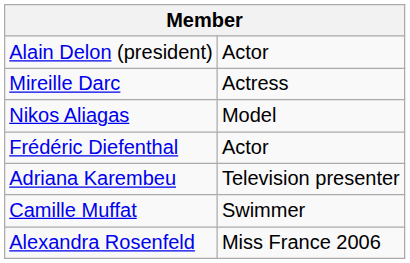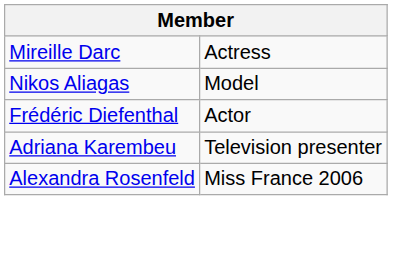- row: (111, 52)
- row: (73, 210)
